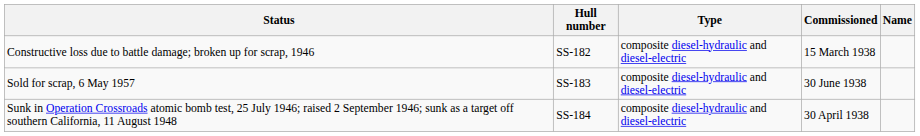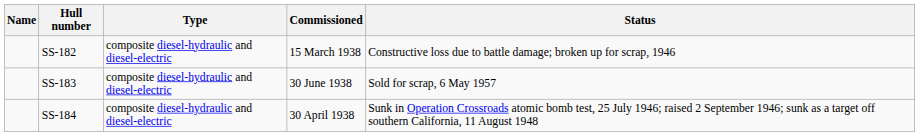columns swapped: (897, 20) <-> (279, 20)
